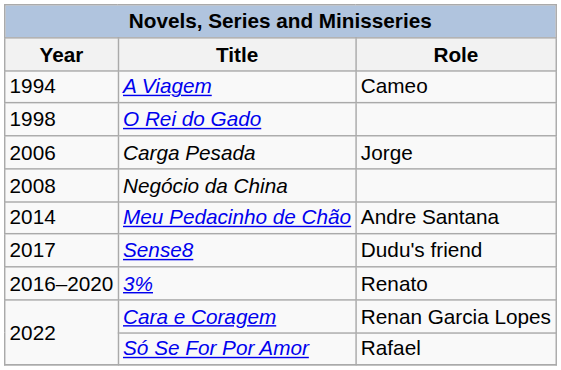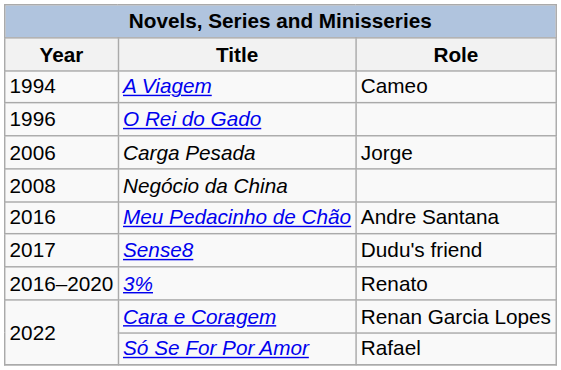(33, 120) 1998 -> (33, 120) 1996
(33, 218) 2014 -> (33, 218) 2016
